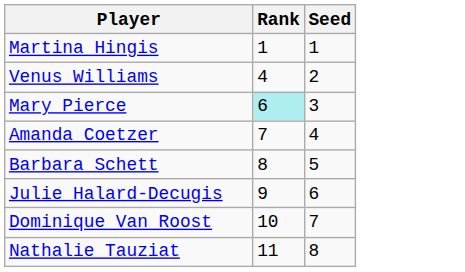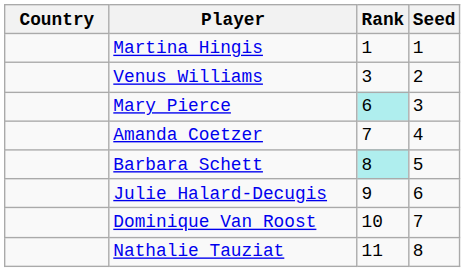+ column: (57, 19)
(263, 77) 4 -> (367, 77) 3
(263, 164) no background -> (367, 164) paleturquoise background
